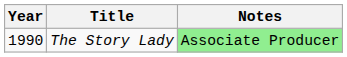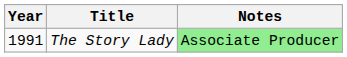(26, 40) 1990 -> (26, 40) 1991
